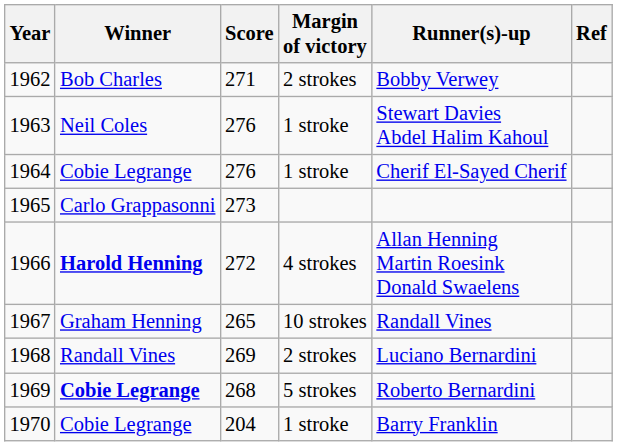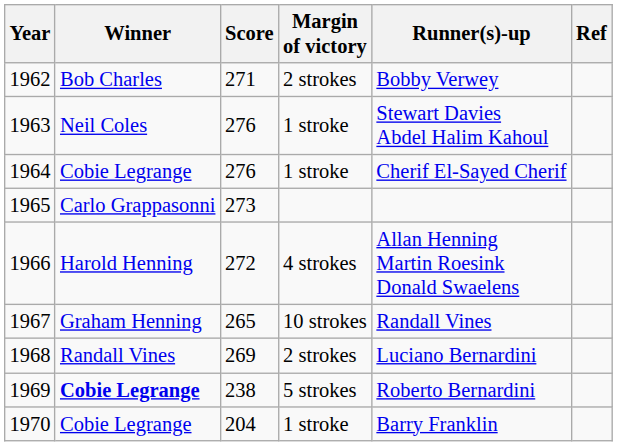(131, 263) bold -> (126, 263) normal
(240, 389) 268 -> (240, 389) 238
